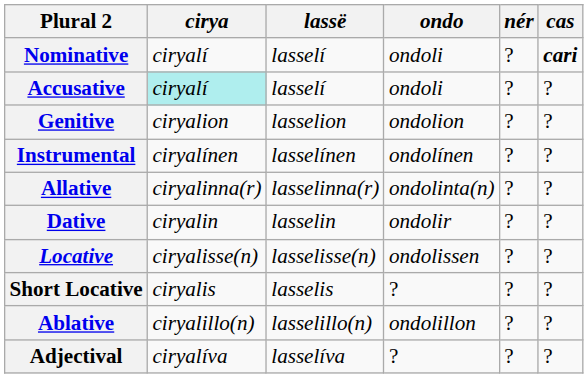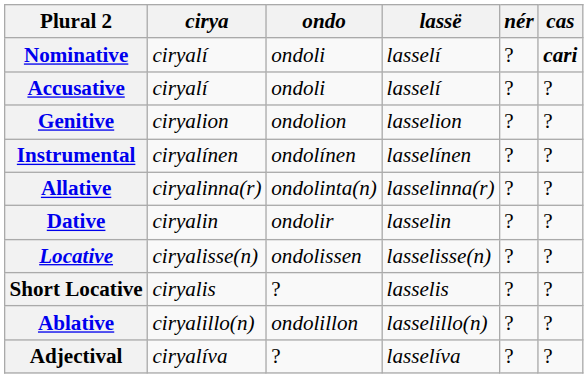columns swapped: (325, 21) <-> (442, 21)
(180, 88) paleturquoise background -> (180, 88) no background
